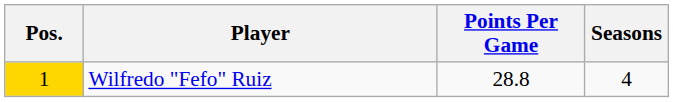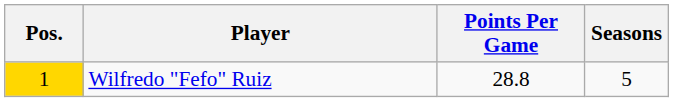(627, 79) 4 -> (627, 79) 5
